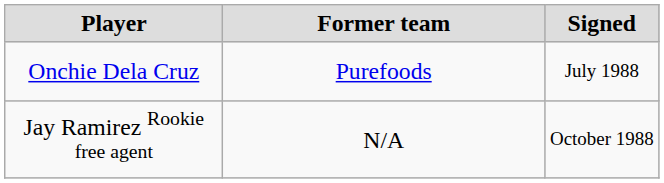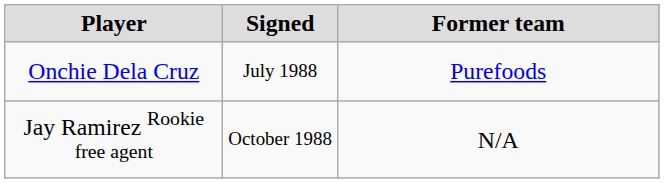columns swapped: (602, 23) <-> (384, 23)
